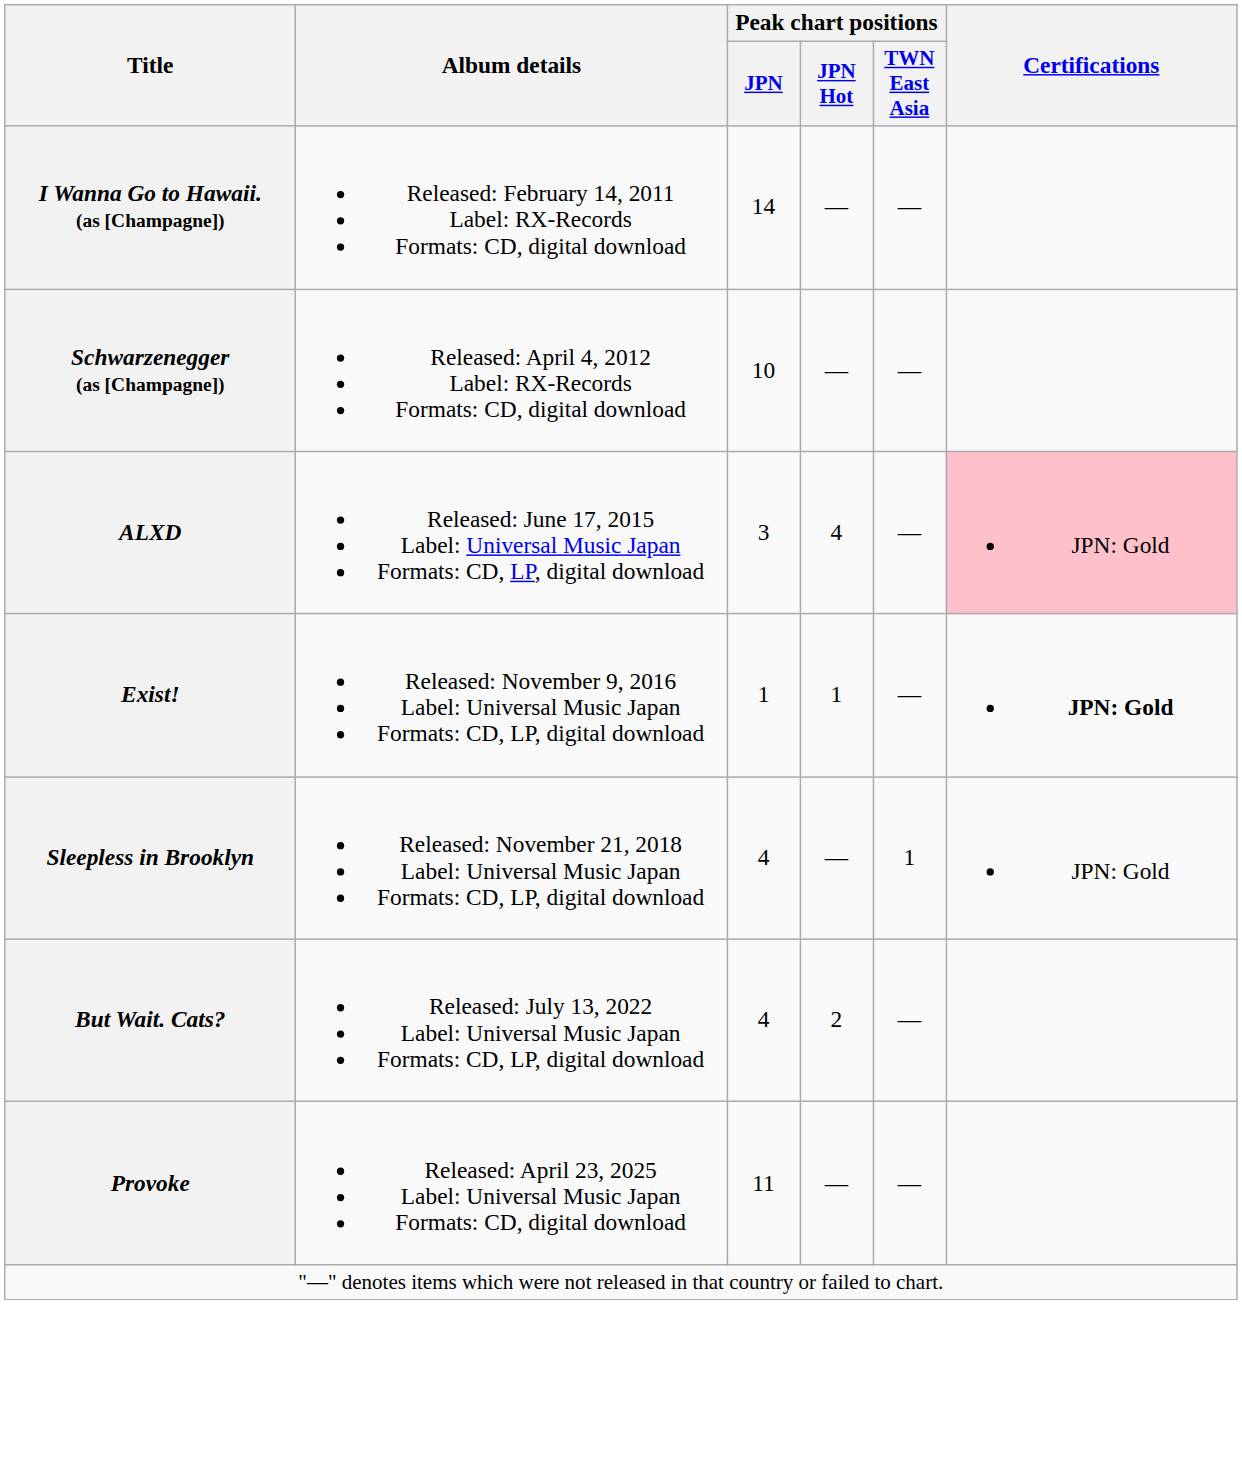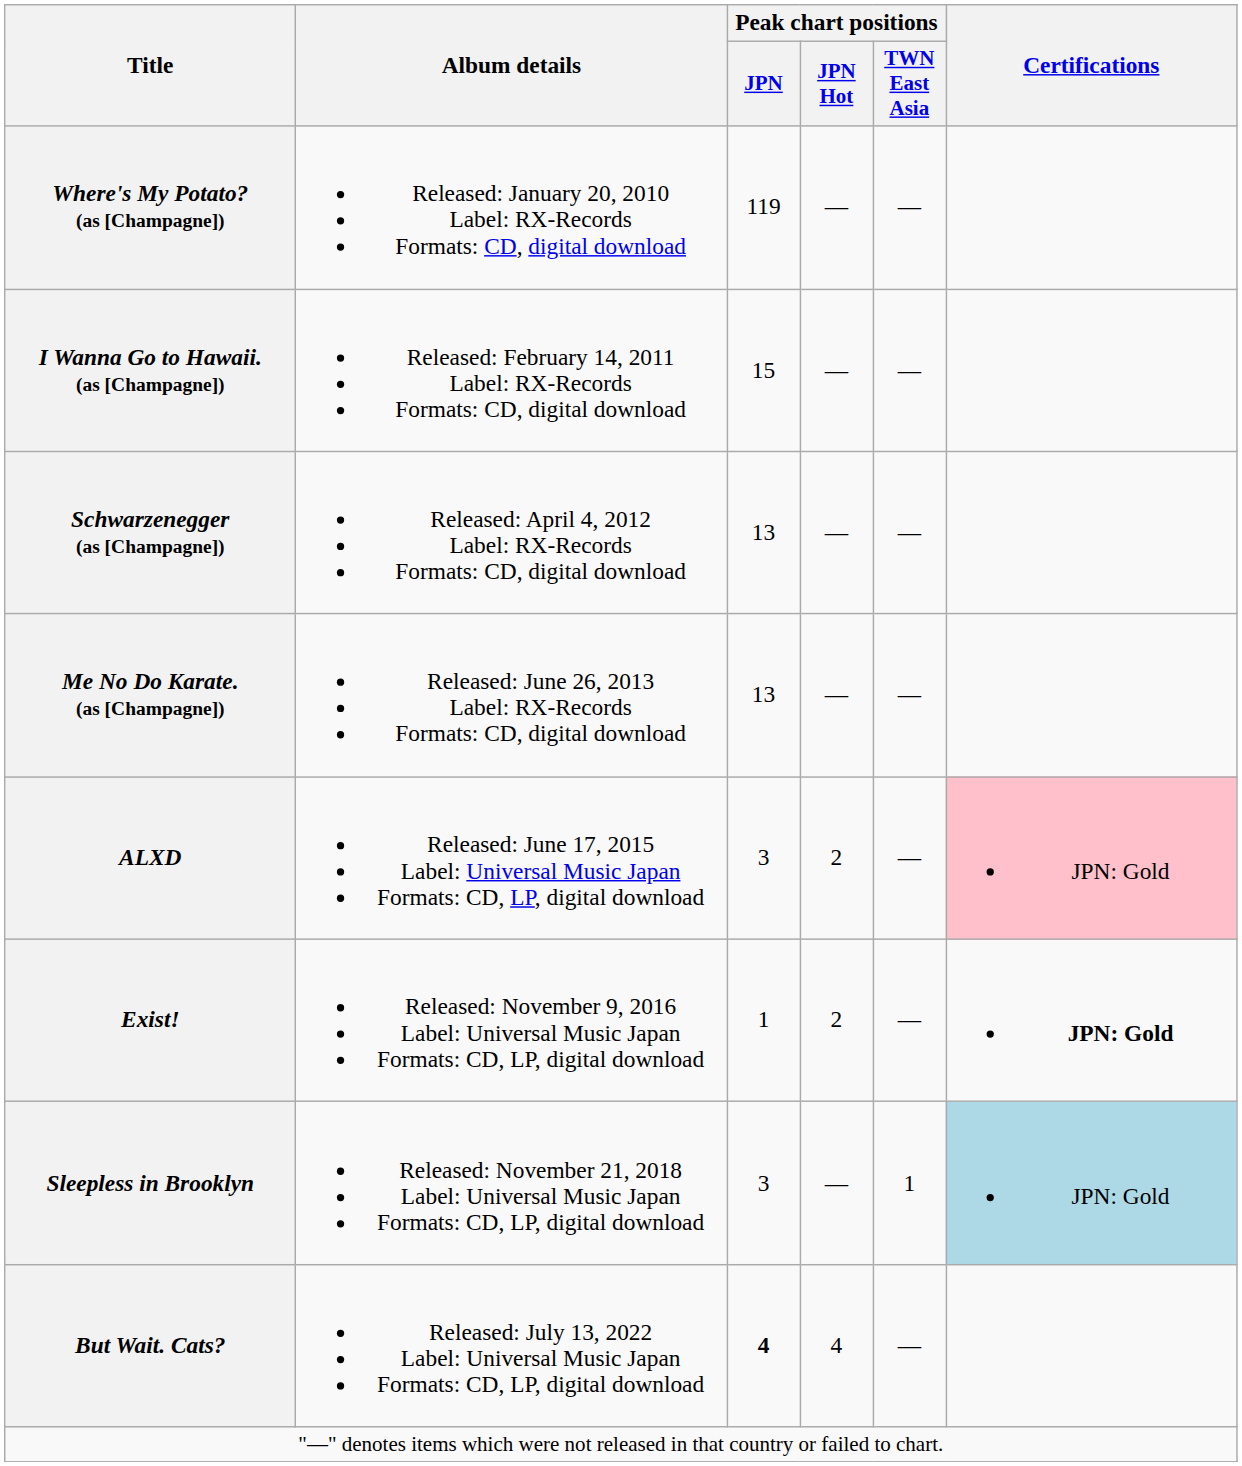+ row: (150, 207)
(764, 207) 14 -> (764, 369) 15
(764, 369) 10 -> (764, 532) 13
+ row: (150, 694)
(836, 532) 4 -> (836, 857) 2
(836, 694) 1 -> (836, 1020) 2
(764, 857) 4 -> (764, 1182) 3
(1091, 871) no background -> (1091, 1196) lightblue background
(764, 1020) normal -> (764, 1345) bold
(836, 1020) 2 -> (836, 1345) 4
- row: (150, 1182)
